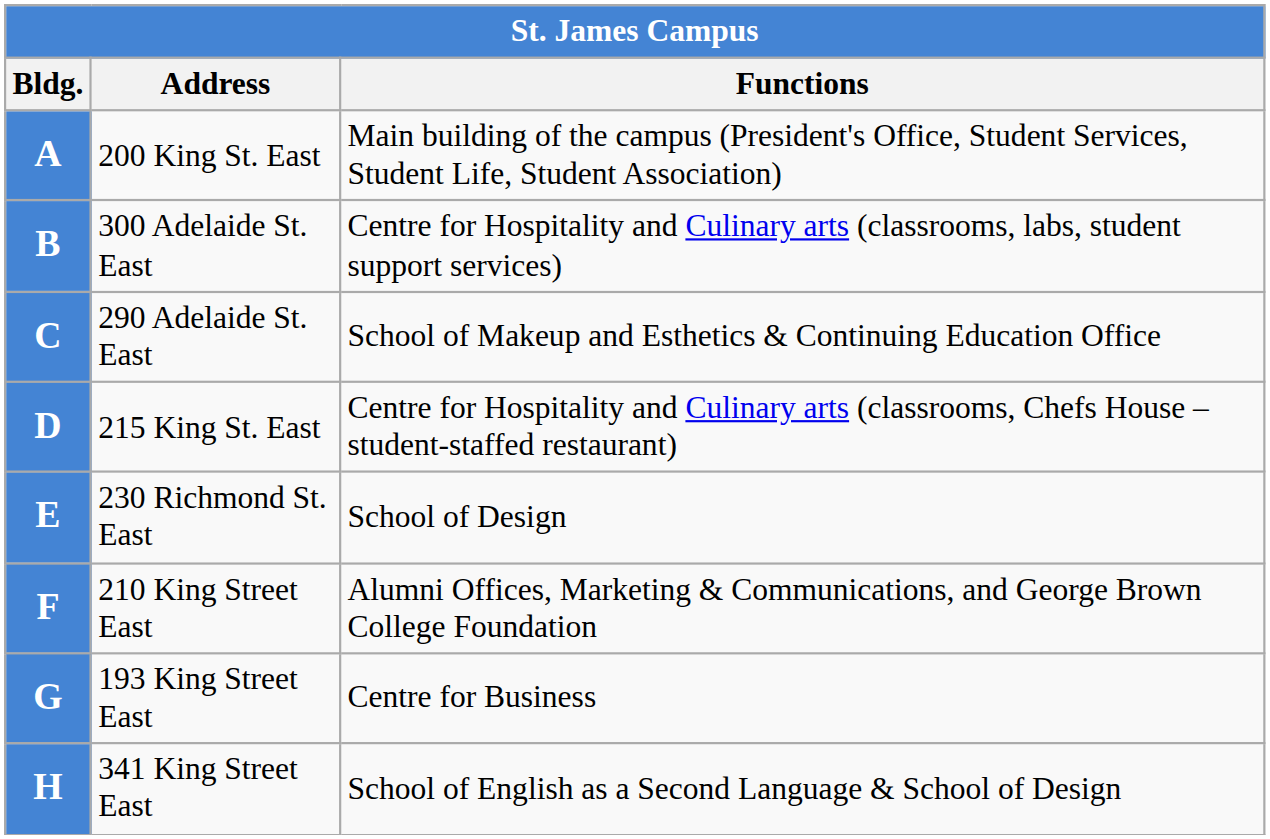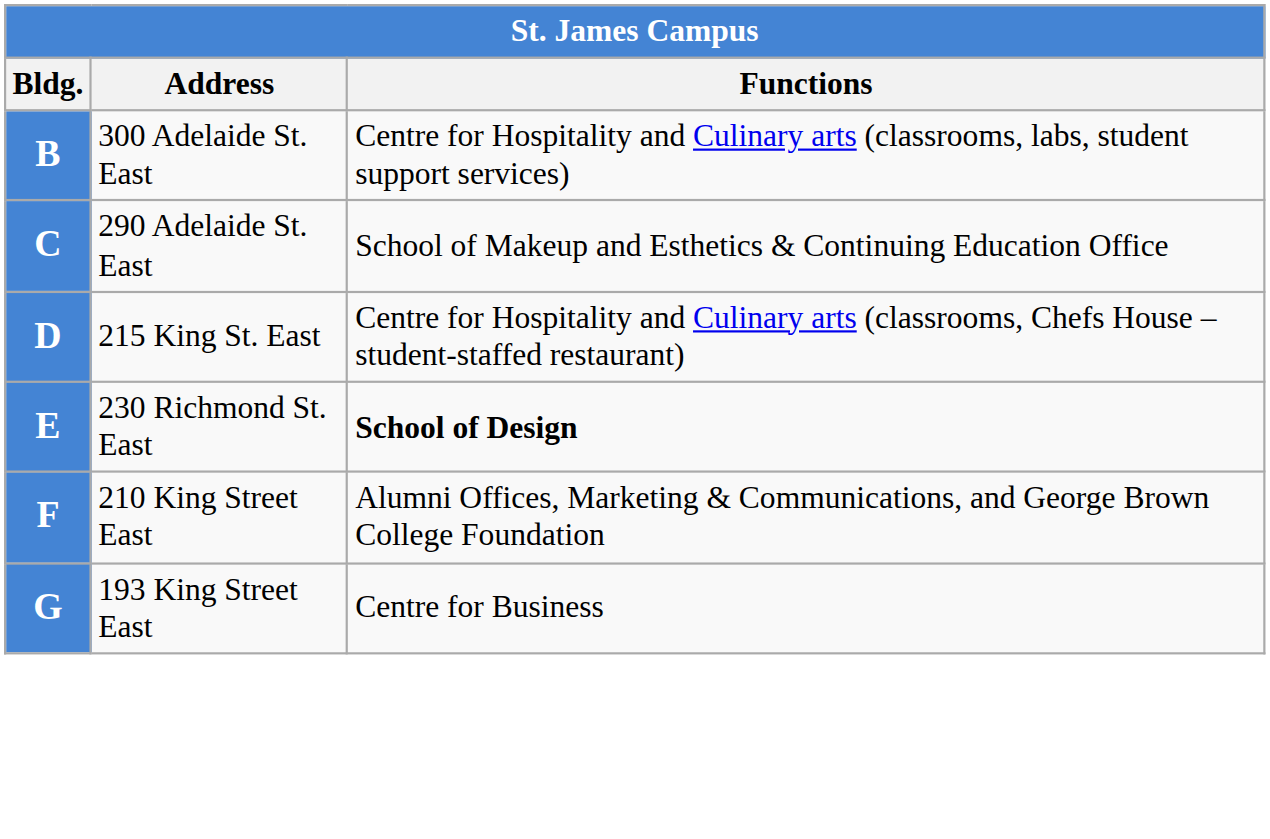- row: (209, 155)
(457, 516) normal -> (466, 426) bold
- row: (198, 788)
